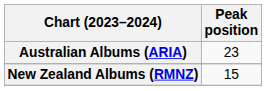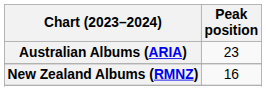(231, 74) 15 -> (231, 74) 16
